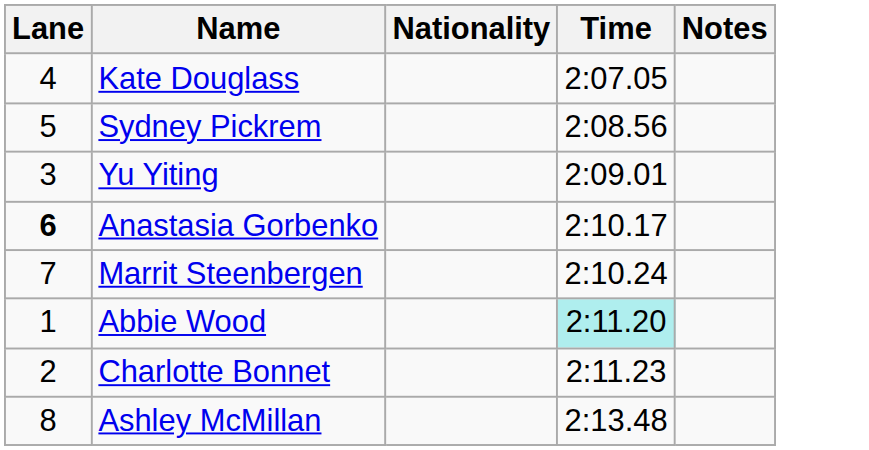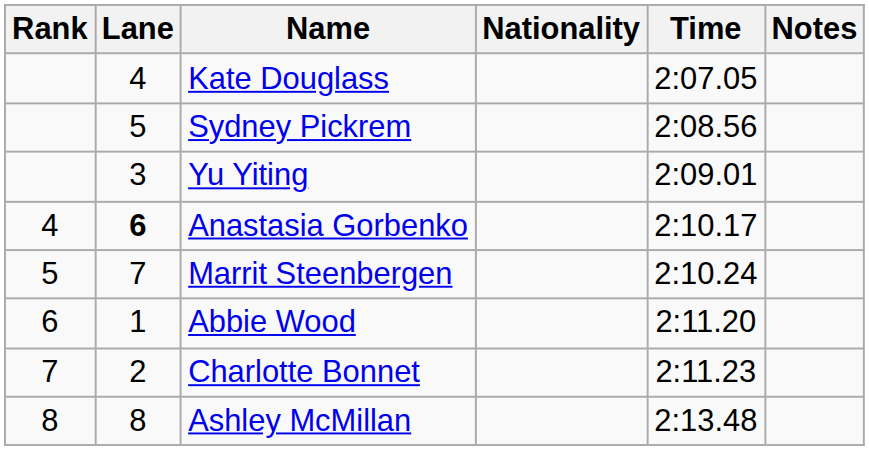+ column: (50, 28)
(616, 322) paleturquoise background -> (706, 322) no background
